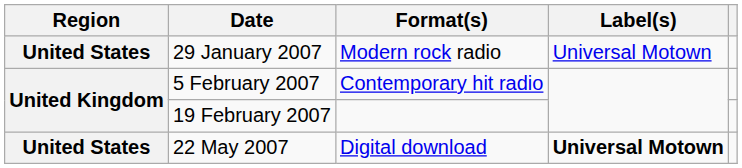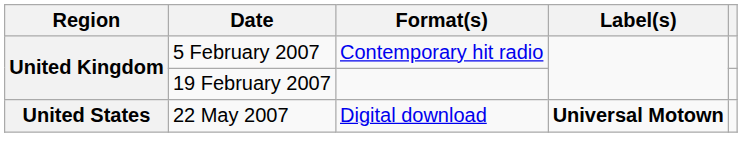- row: (247, 52)
